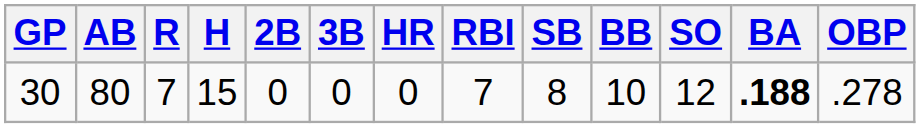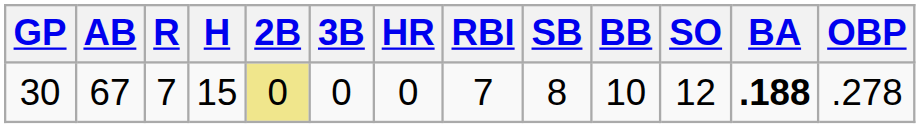(110, 91) 80 -> (110, 91) 67
(278, 91) no background -> (278, 91) khaki background
